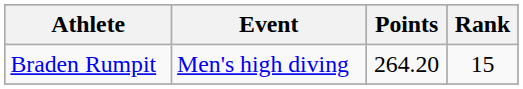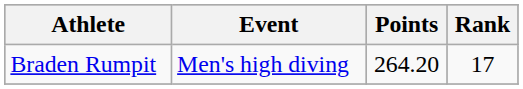(483, 63) 15 -> (483, 63) 17
